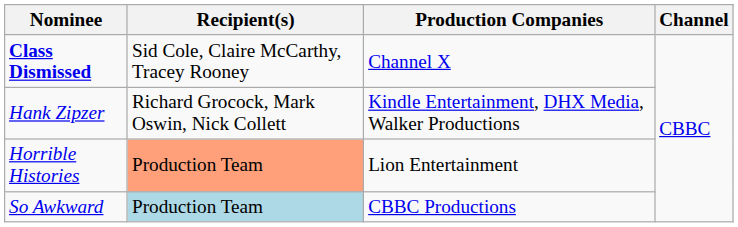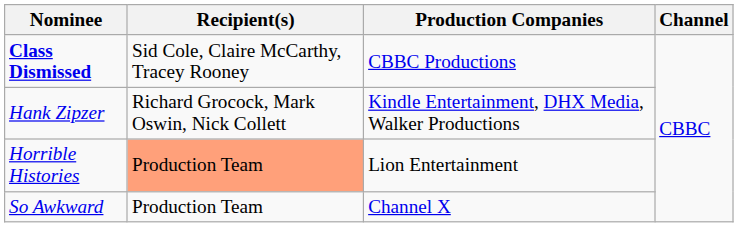(409, 60) Channel X -> (442, 60) CBBC Productions
(198, 206) lightblue background -> (198, 206) no background
(442, 206) CBBC Productions -> (409, 206) Channel X
